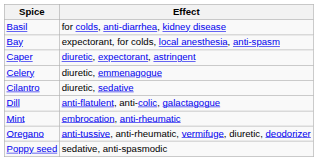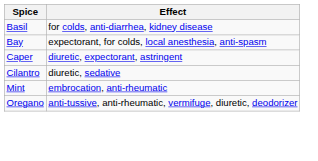- row: (20, 73)
- row: (13, 103)
- row: (32, 149)
